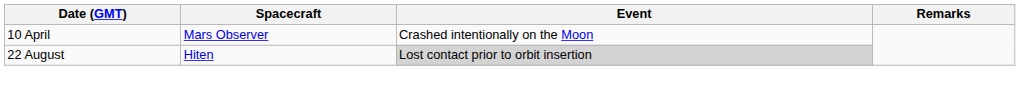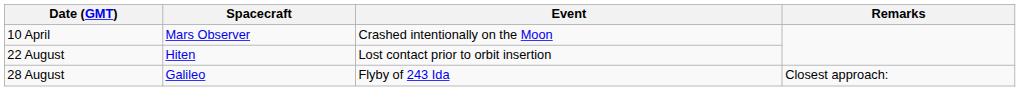(495, 55) lightgrey background -> (455, 55) no background
+ row: (36, 75)
